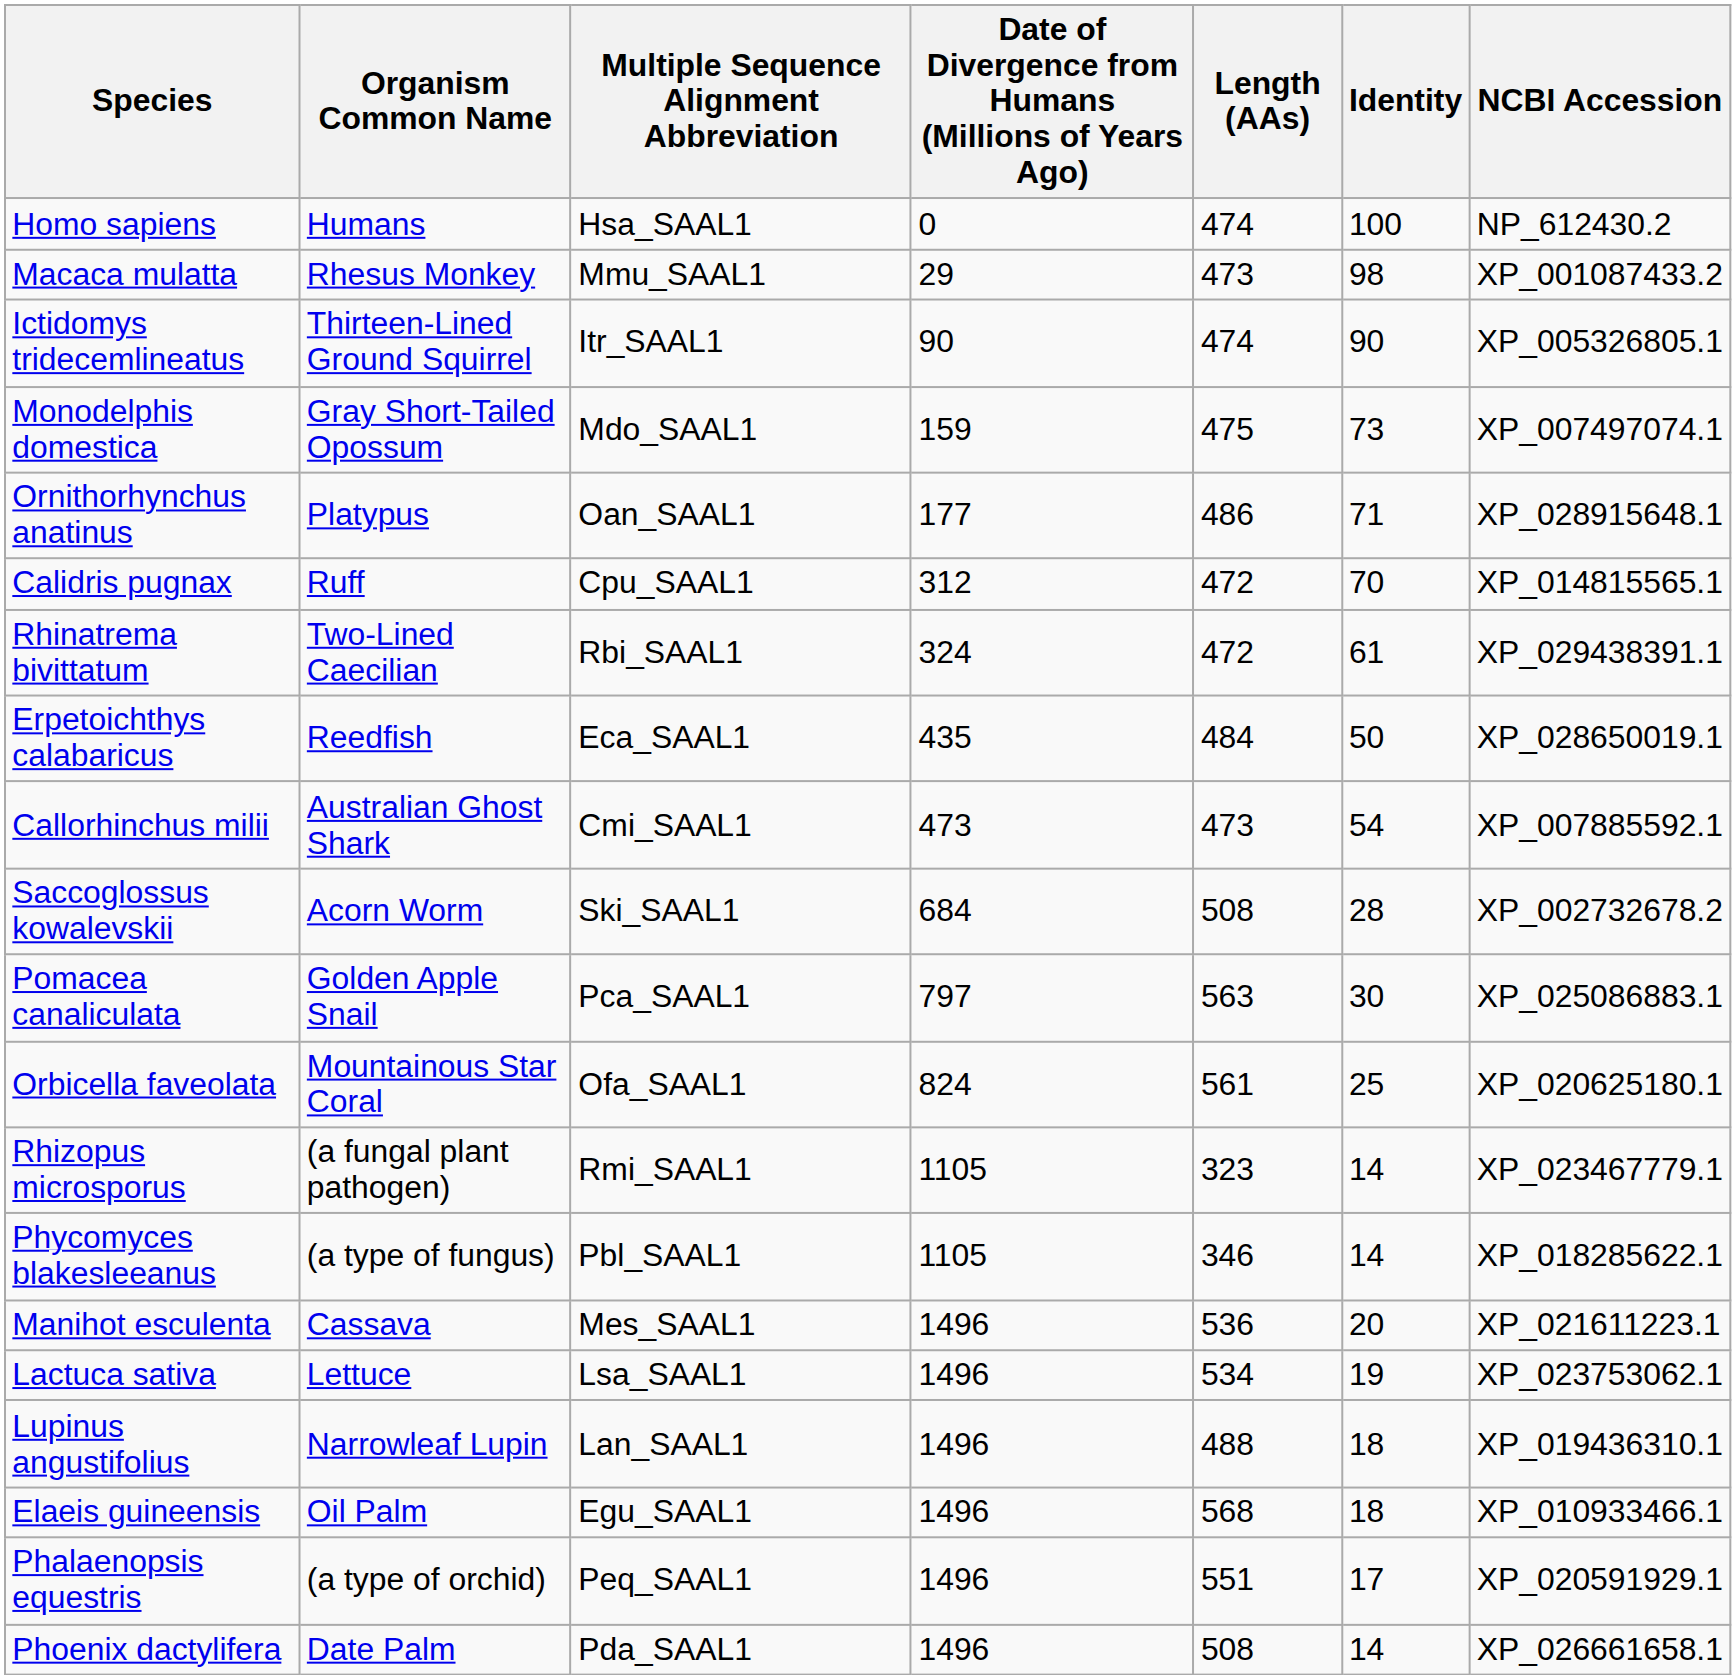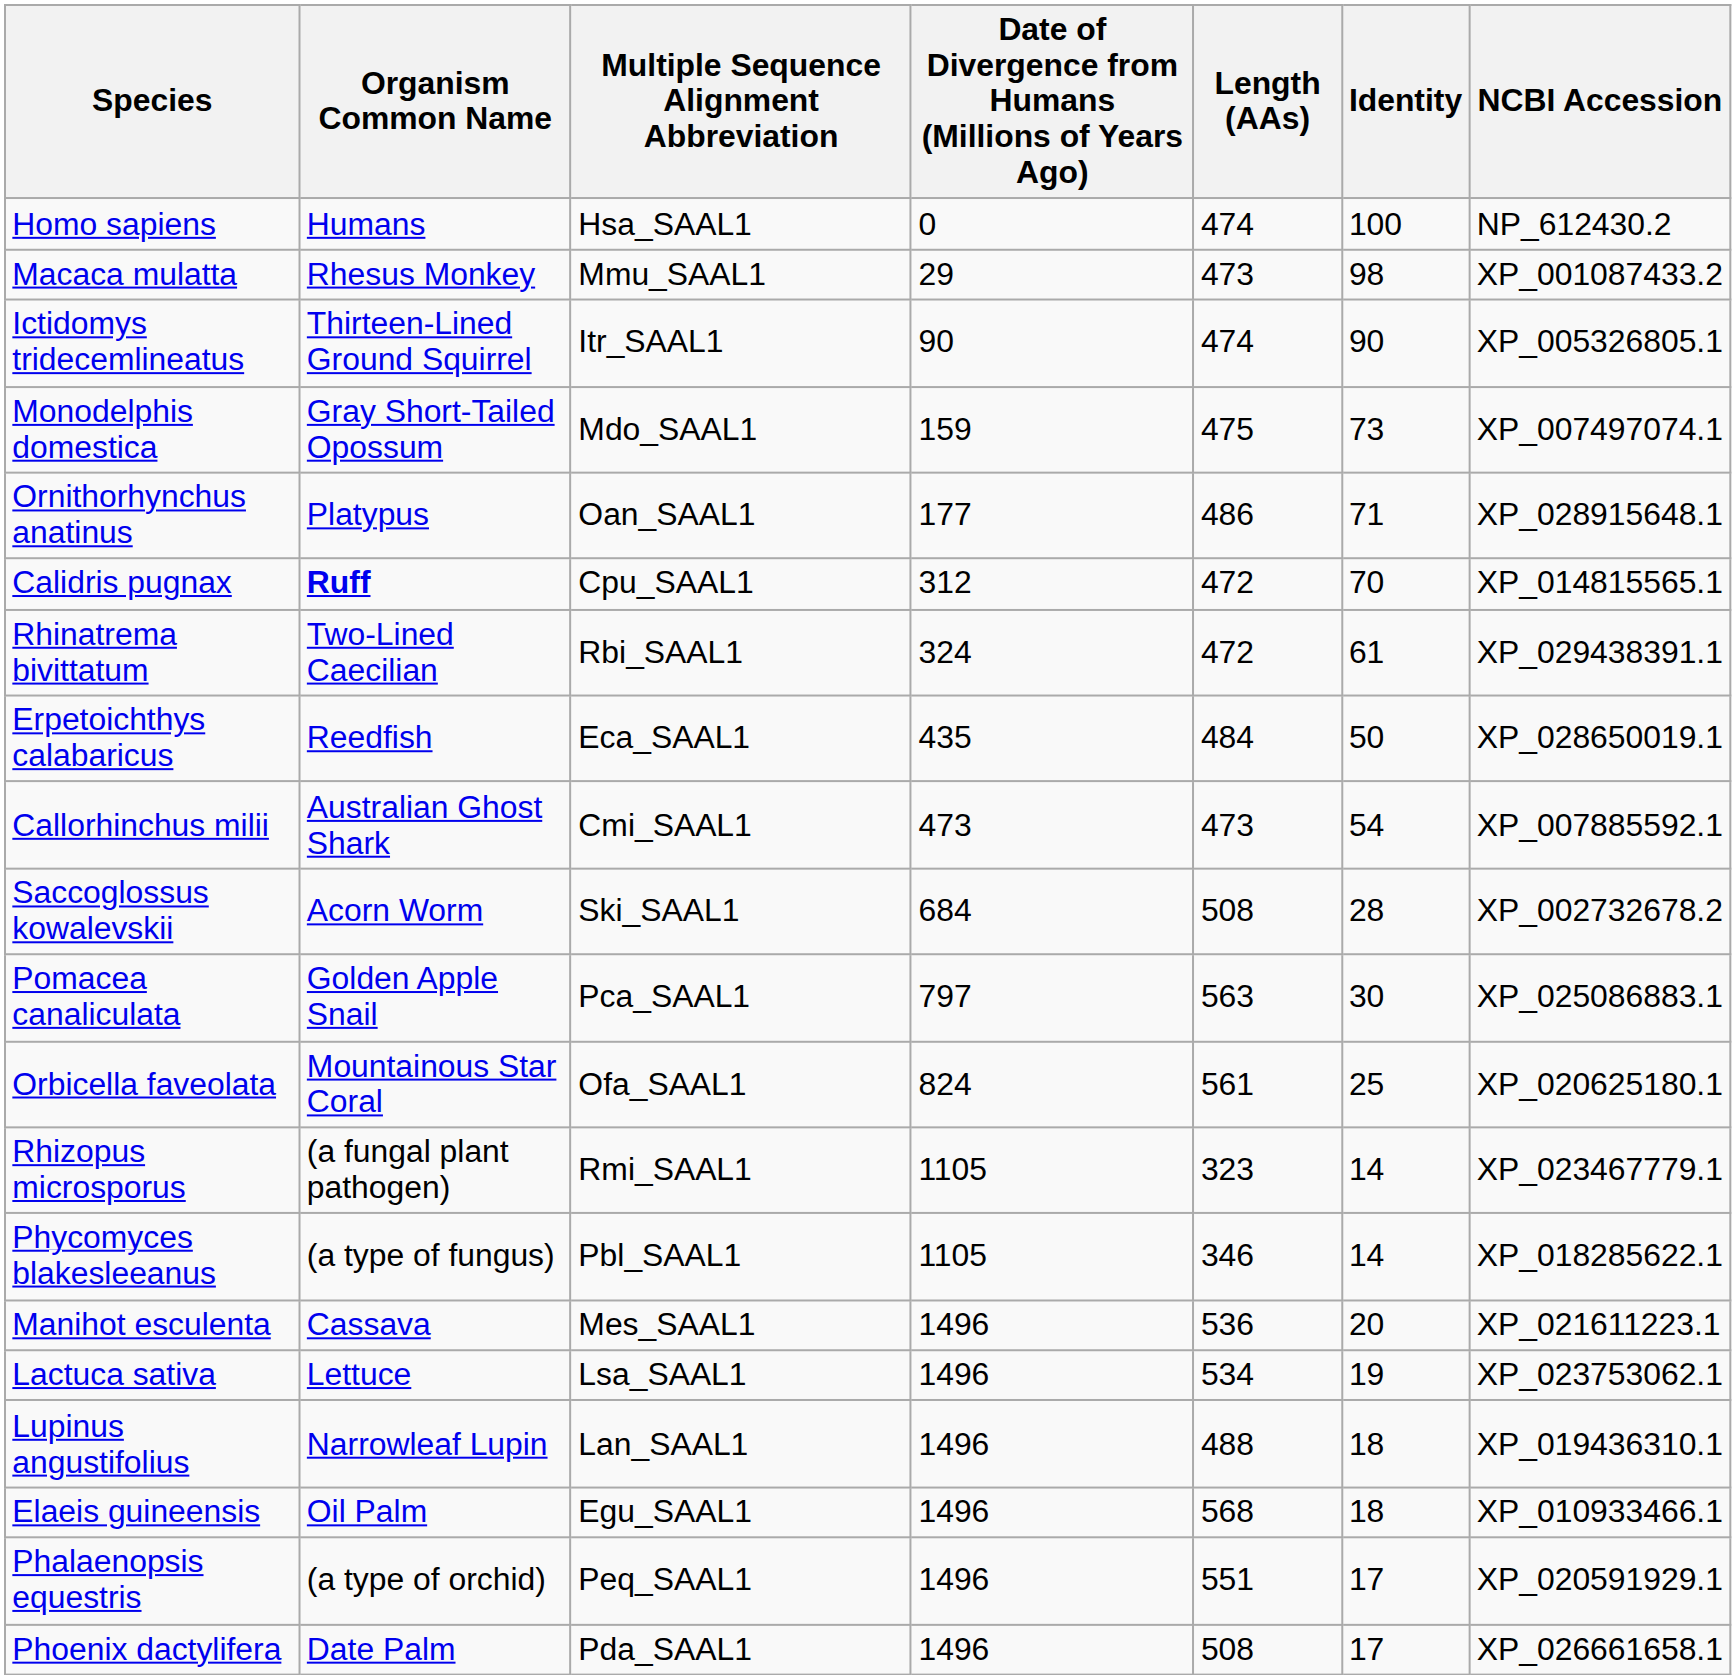(336, 583) normal -> (339, 583) bold
(1367, 1648) 14 -> (1367, 1648) 17
